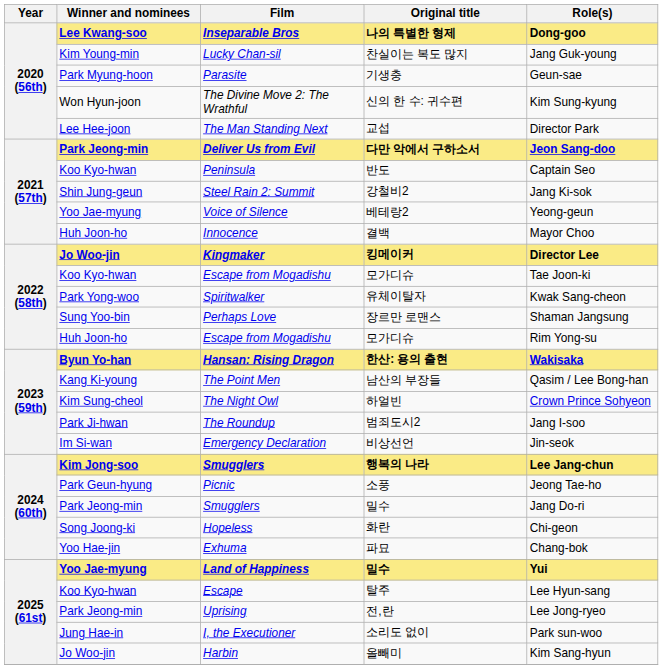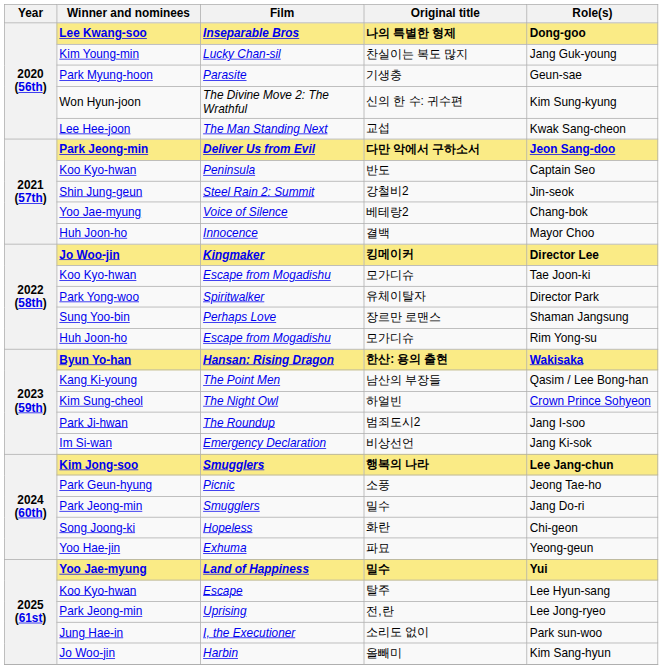(564, 128) Director Park -> (578, 128) Kwak Sang-cheon
(561, 191) Jang Ki-sok -> (552, 191) Jin-seok
(562, 212) Yeong-geun -> (559, 212) Chang-bok
(578, 296) Kwak Sang-cheon -> (564, 296) Director Park
(552, 443) Jin-seok -> (561, 443) Jang Ki-sok
(559, 548) Chang-bok -> (562, 548) Yeong-geun
